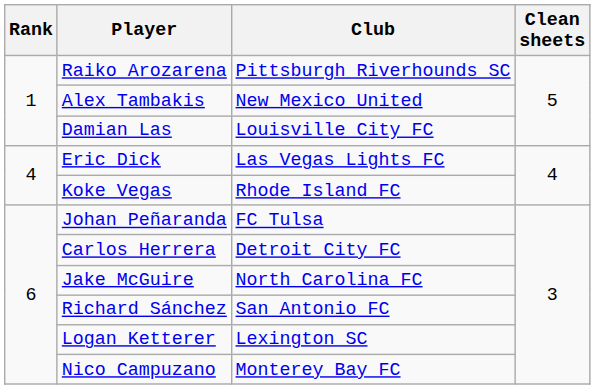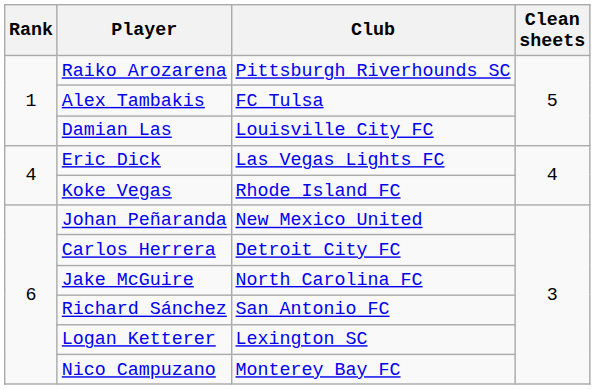(329, 101) New Mexico United -> (280, 101) FC Tulsa
(280, 220) FC Tulsa -> (329, 220) New Mexico United
